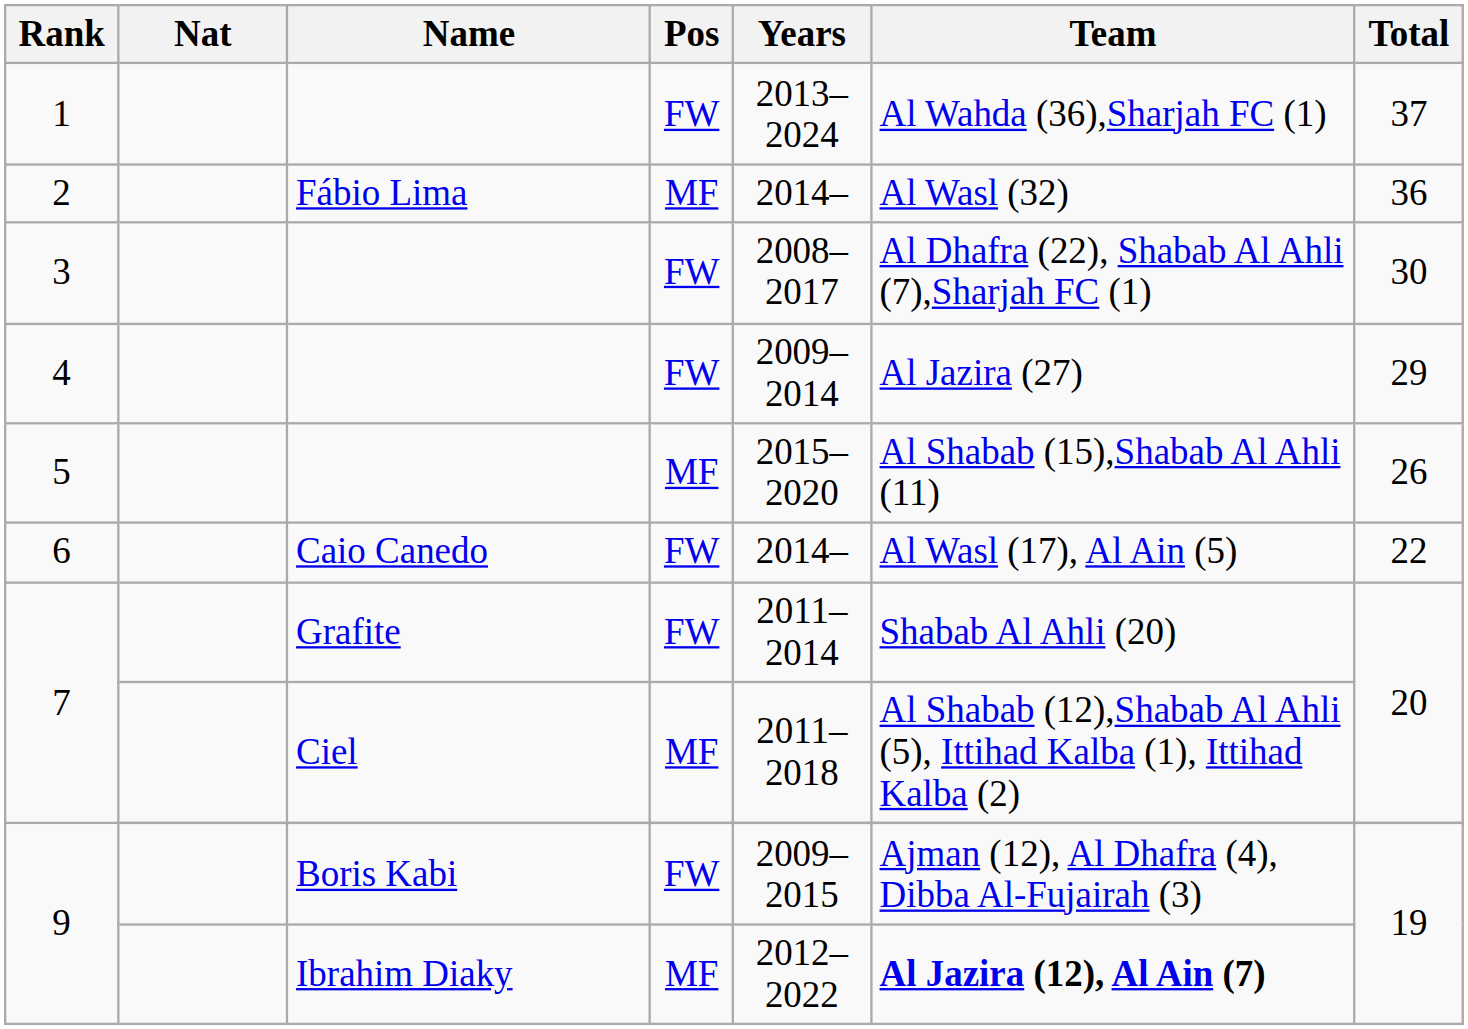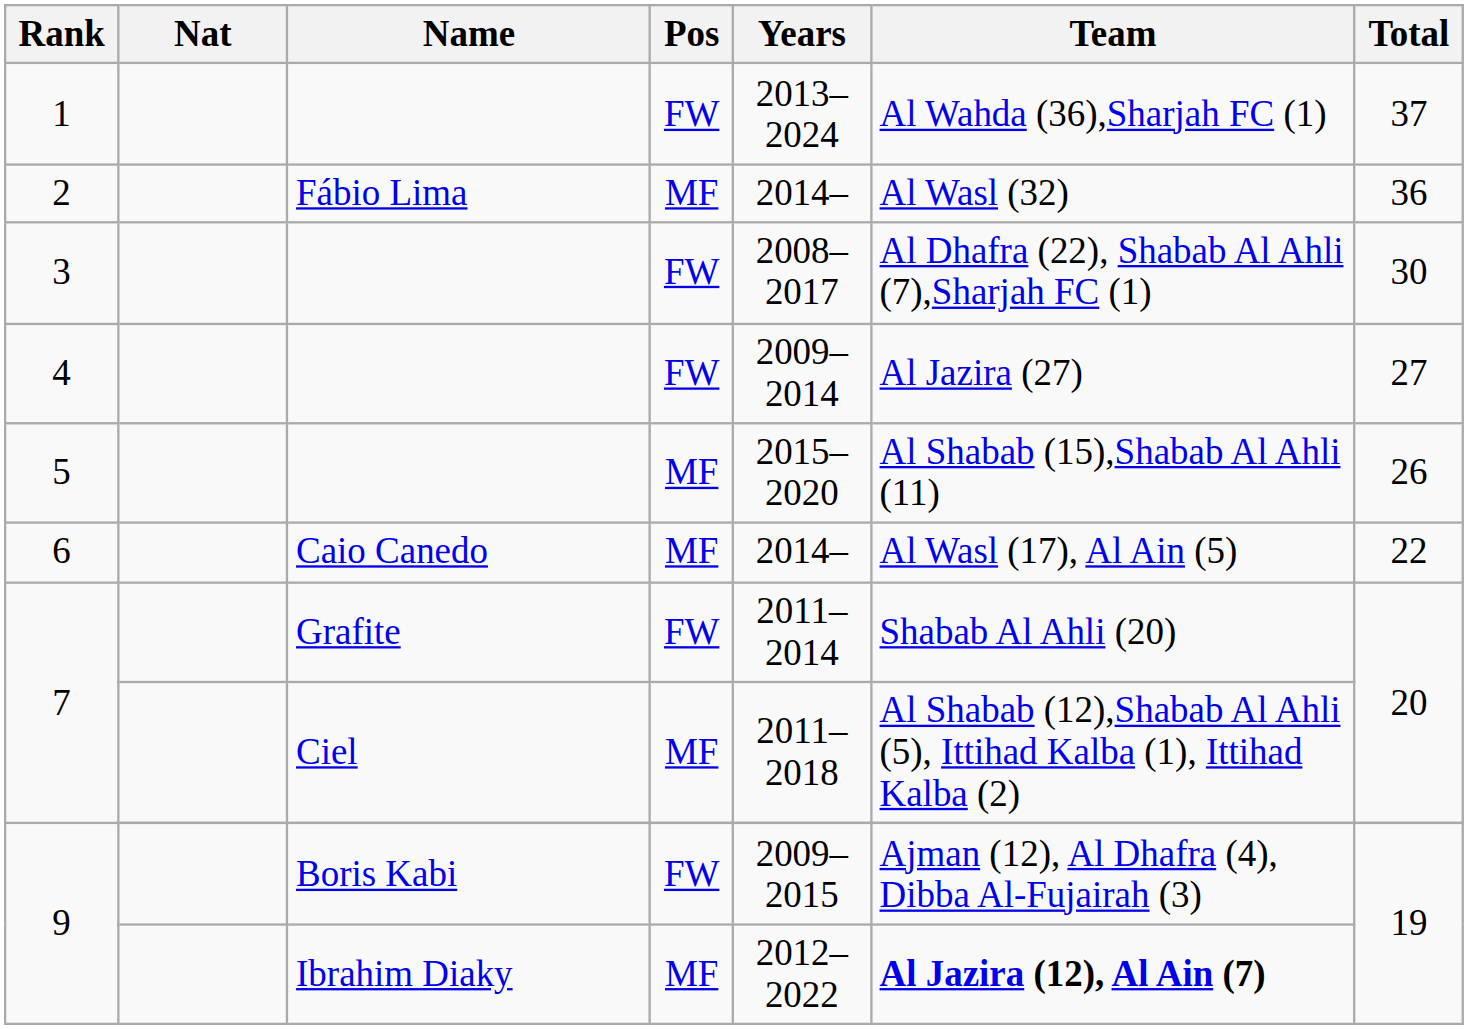(1409, 372) 29 -> (1409, 372) 27
(692, 551) FW -> (692, 551) MF
